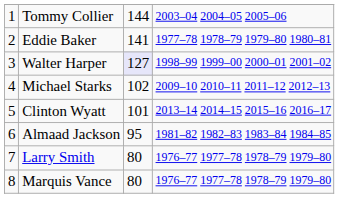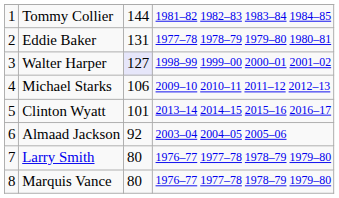(221, 16) 2003–04 2004–05 2005–06 -> (243, 16) 1981–82 1982–83 1983–84 1984–85
(138, 39) 141 -> (138, 39) 131
(138, 87) 102 -> (138, 87) 106
(134, 134) 95 -> (134, 134) 92
(243, 134) 1981–82 1982–83 1983–84 1984–85 -> (221, 134) 2003–04 2004–05 2005–06
